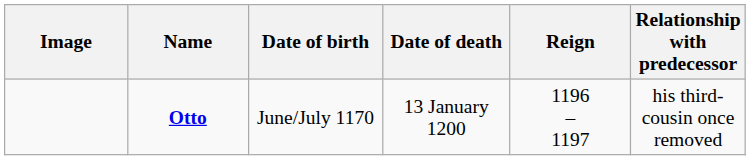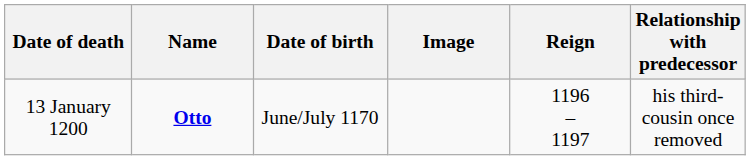columns swapped: (66, 41) <-> (446, 41)
